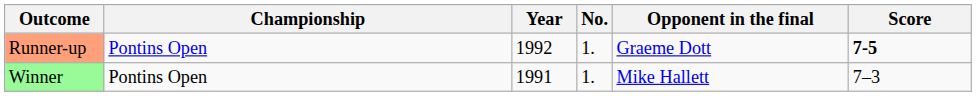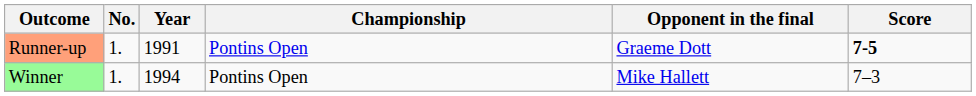columns swapped: (595, 18) <-> (308, 18)
(534, 47) 1992 -> (162, 47) 1991
(534, 76) 1991 -> (162, 76) 1994
